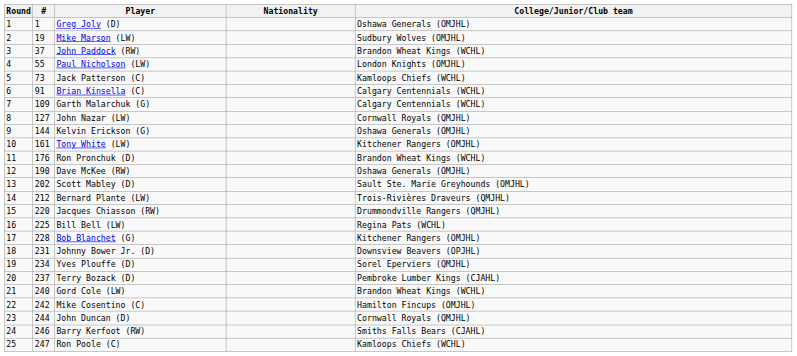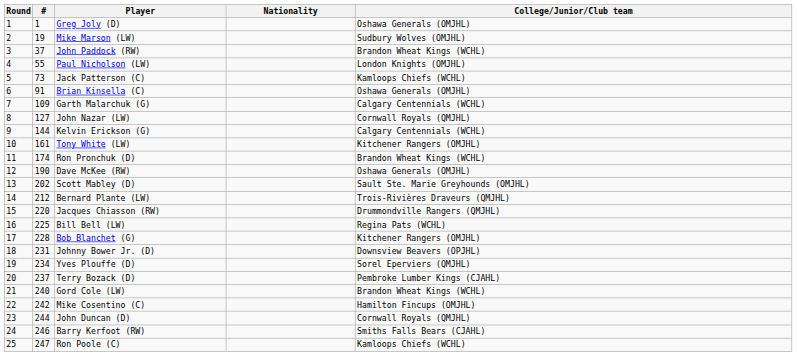(421, 91) Calgary Centennials (WCHL) -> (414, 91) Oshawa Generals (OMJHL)
(414, 131) Oshawa Generals (OMJHL) -> (421, 131) Calgary Centennials (WCHL)
(42, 158) 176 -> (42, 158) 174
